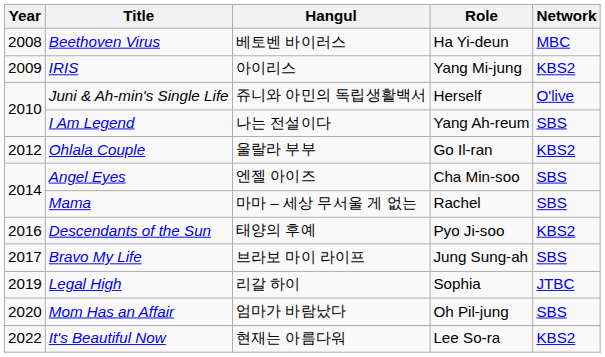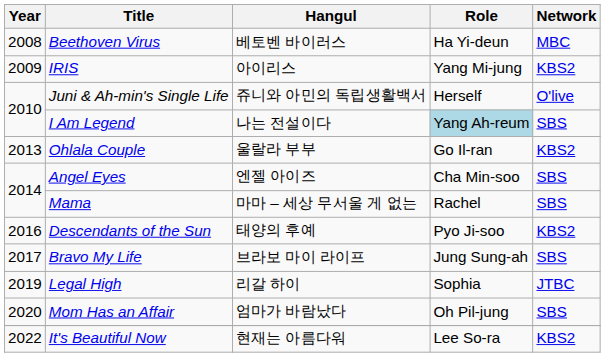(481, 122) no background -> (481, 122) lightblue background
(25, 149) 2012 -> (25, 149) 2013
